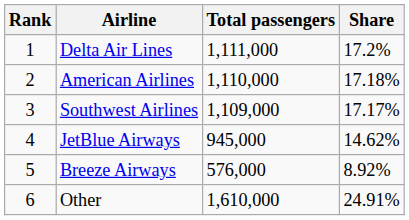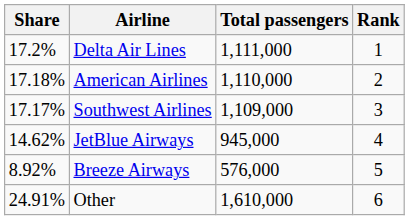columns swapped: (30, 19) <-> (372, 19)
